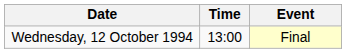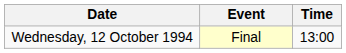columns swapped: (225, 15) <-> (295, 15)
